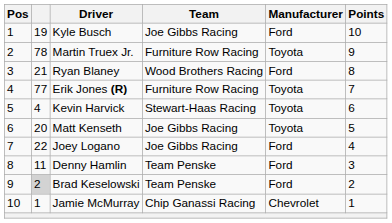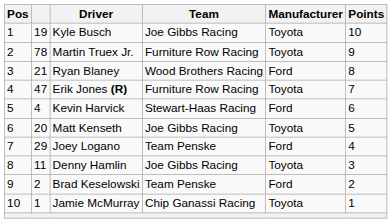(281, 32) Ford -> (286, 32) Toyota
(41, 89) 77 -> (41, 89) 47
(286, 108) Toyota -> (281, 108) Ford
(41, 146) 22 -> (41, 146) 29
(191, 146) Joe Gibbs Racing -> (181, 146) Team Penske
(181, 165) Team Penske -> (191, 165) Joe Gibbs Racing
(281, 165) Ford -> (286, 165) Toyota
(37, 184) lightgrey background -> (37, 184) no background
(294, 203) Chevrolet -> (286, 203) Toyota
